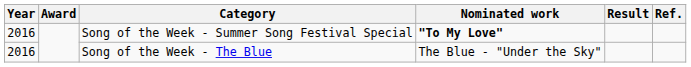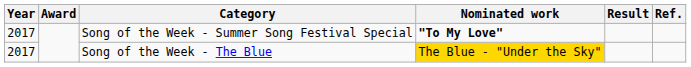(21, 33) 2016 -> (21, 33) 2017
(21, 52) 2016 -> (21, 52) 2017
(510, 52) no background -> (510, 52) gold background
